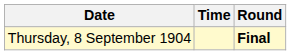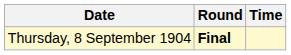columns swapped: (214, 15) <-> (260, 15)
